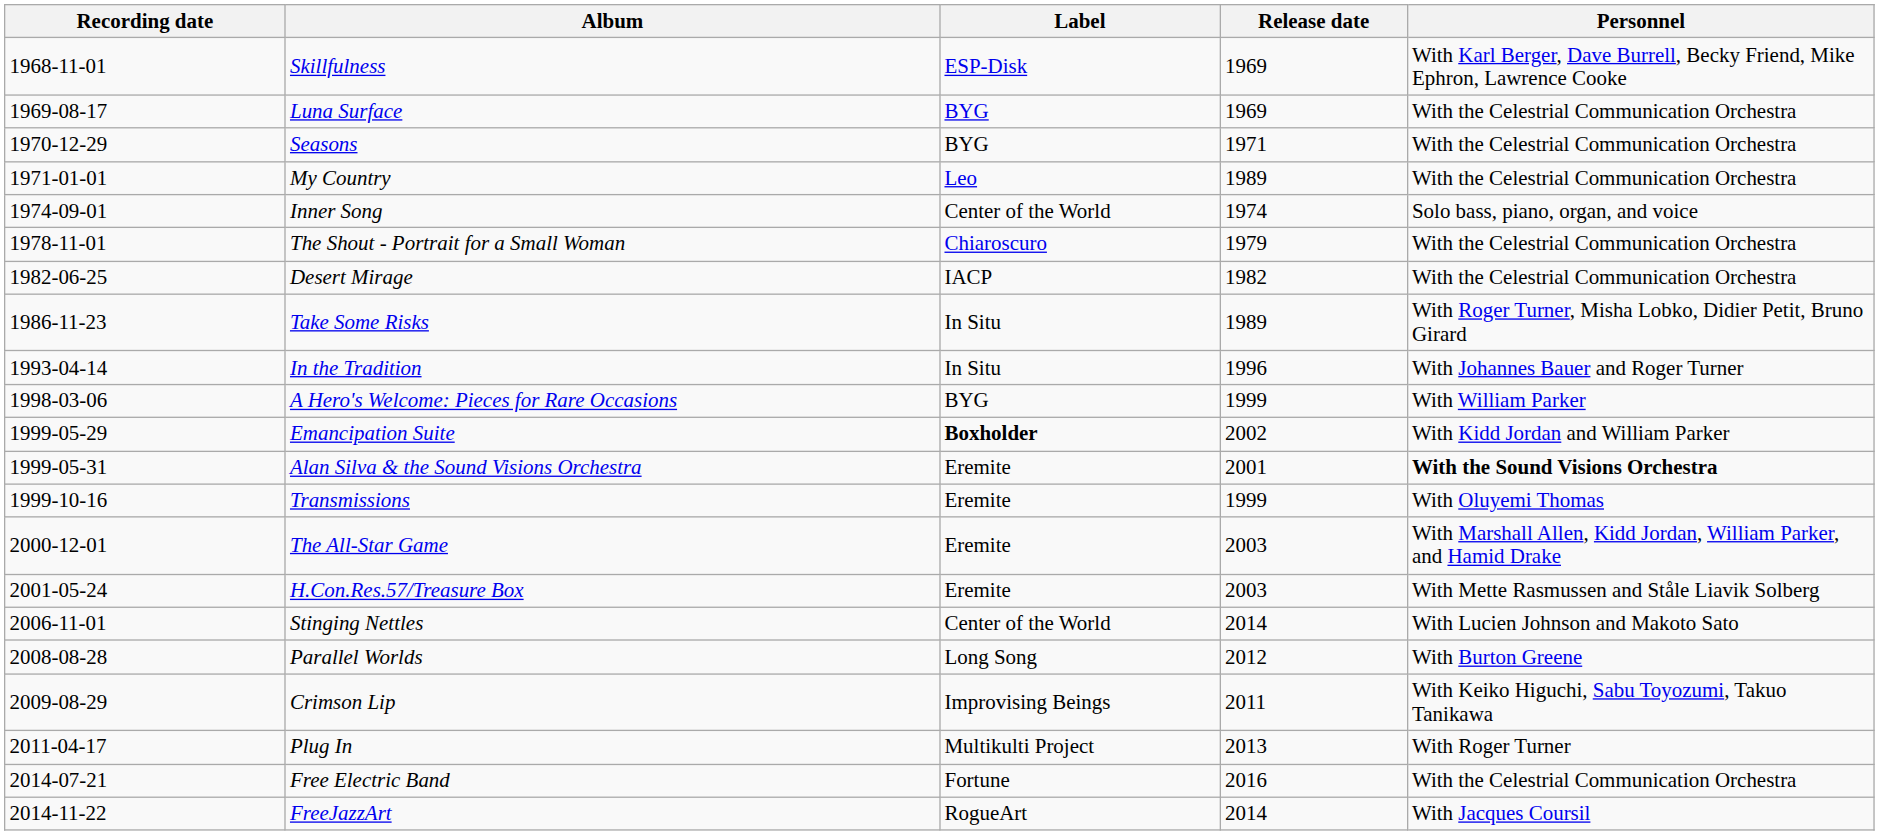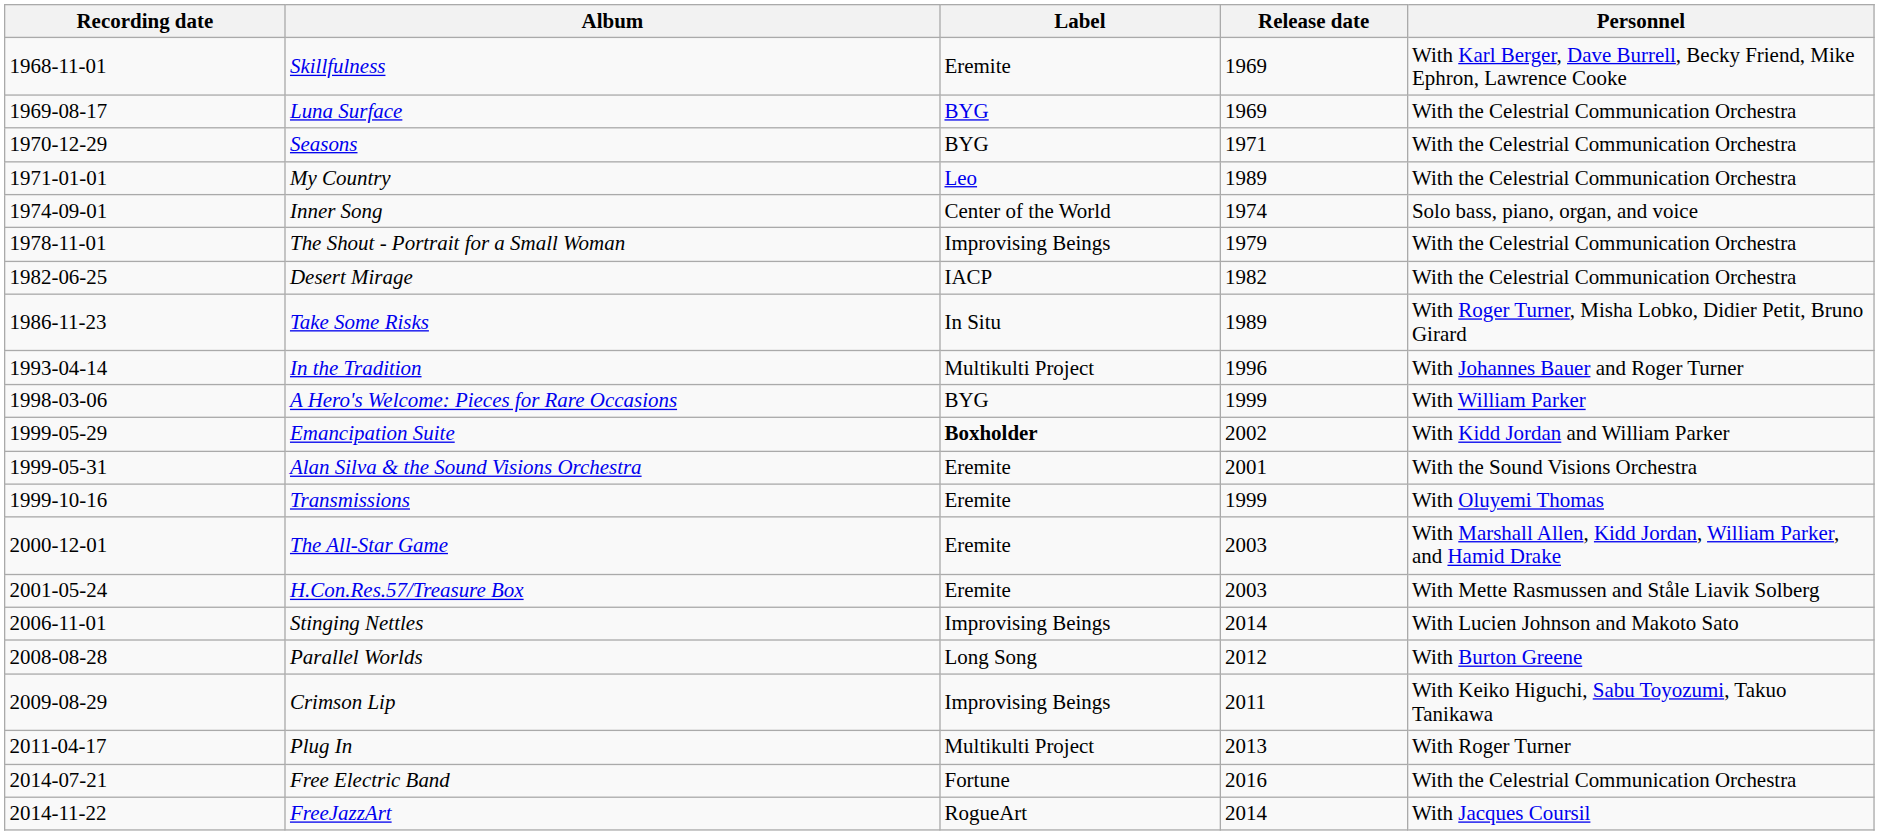(986, 66) ESP-Disk -> (978, 66) Eremite
(996, 244) Chiaroscuro -> (1027, 244) Improvising Beings
(973, 367) In Situ -> (1019, 367) Multikulti Project
(1565, 467) bold -> (1554, 467) normal
(1028, 623) Center of the World -> (1027, 623) Improvising Beings
